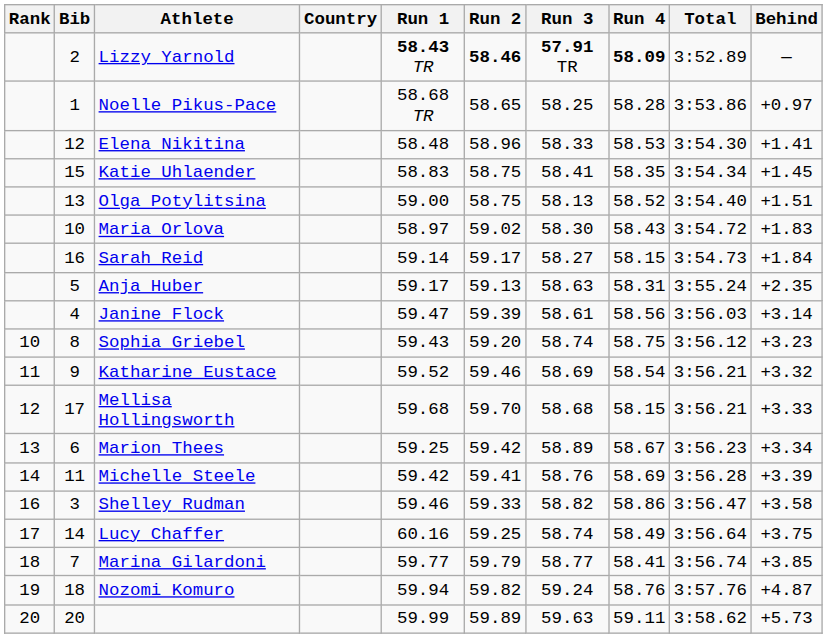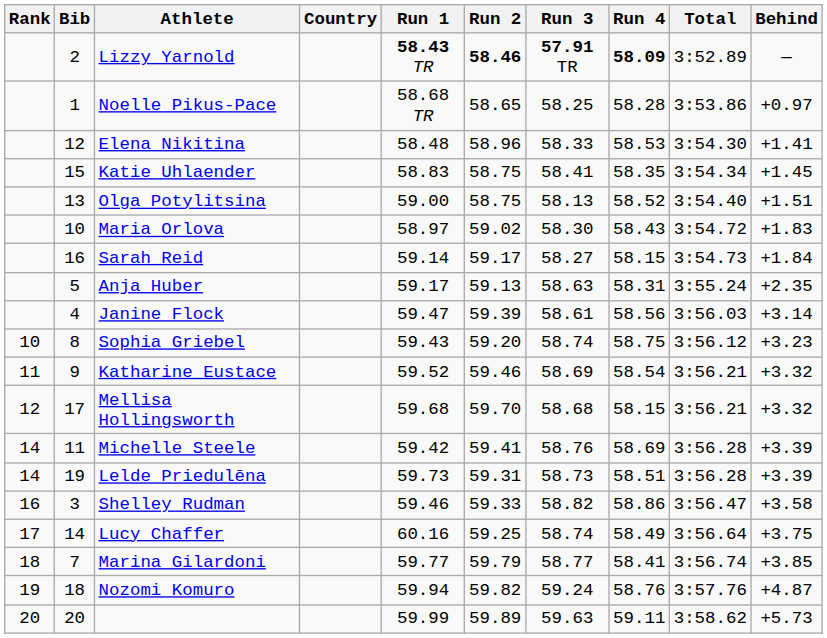(787, 410) +3.33 -> (787, 410) +3.32
- row: (161, 448)
+ row: (182, 477)
